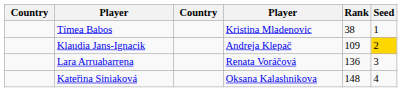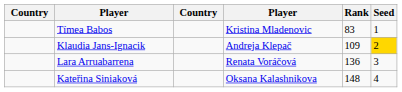(350, 29) 38 -> (350, 29) 83
